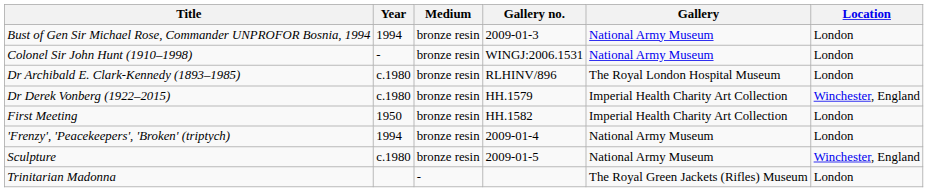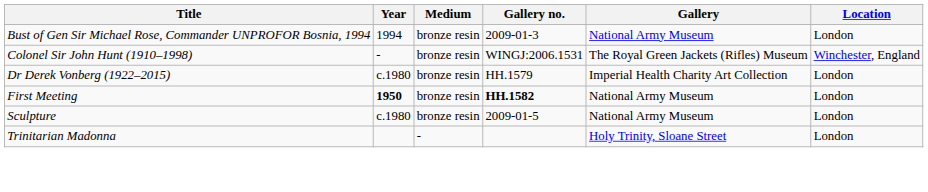(651, 55) National Army Museum -> (698, 55) The Royal Green Jackets (Rifles) Museum
(834, 55) London -> (867, 55) Winchester, England
- row: (124, 75)
(867, 95) Winchester, England -> (834, 75) London
(389, 116) normal -> (389, 95) bold
(509, 116) normal -> (510, 95) bold
(688, 116) Imperial Health Charity Art Collection -> (651, 95) National Army Museum
- row: (119, 136)
(867, 156) Winchester, England -> (834, 116) London
(698, 177) The Royal Green Jackets (Rifles) Museum -> (658, 136) Holy Trinity, Sloane Street
